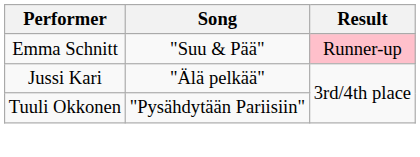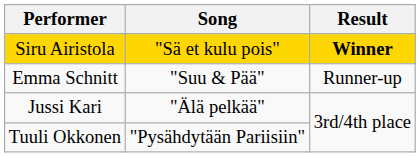+ row: (65, 48)
(362, 48) pink background -> (362, 78) no background
